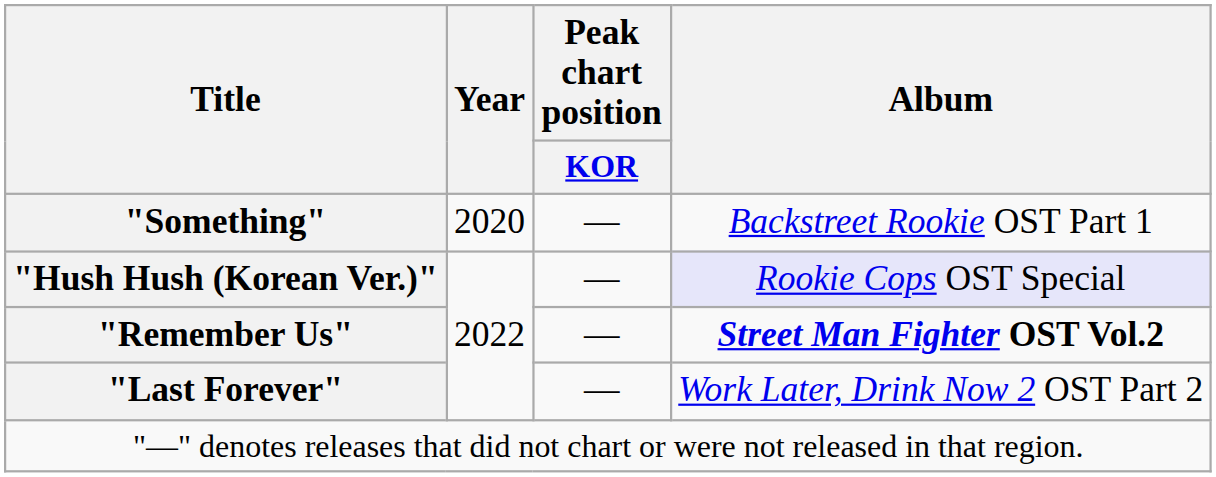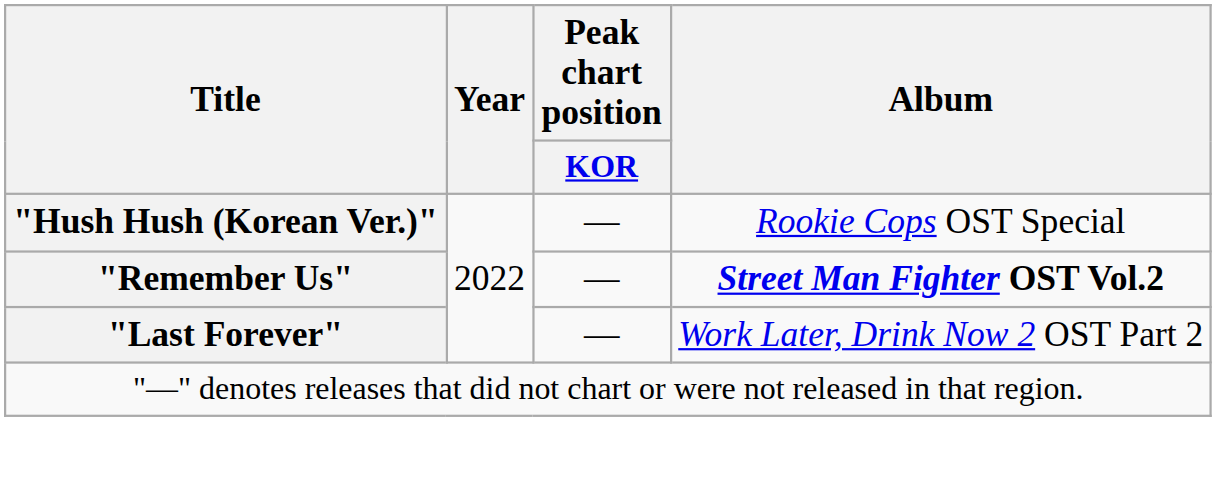- row: (225, 221)
(941, 277) lavender background -> (941, 221) no background
